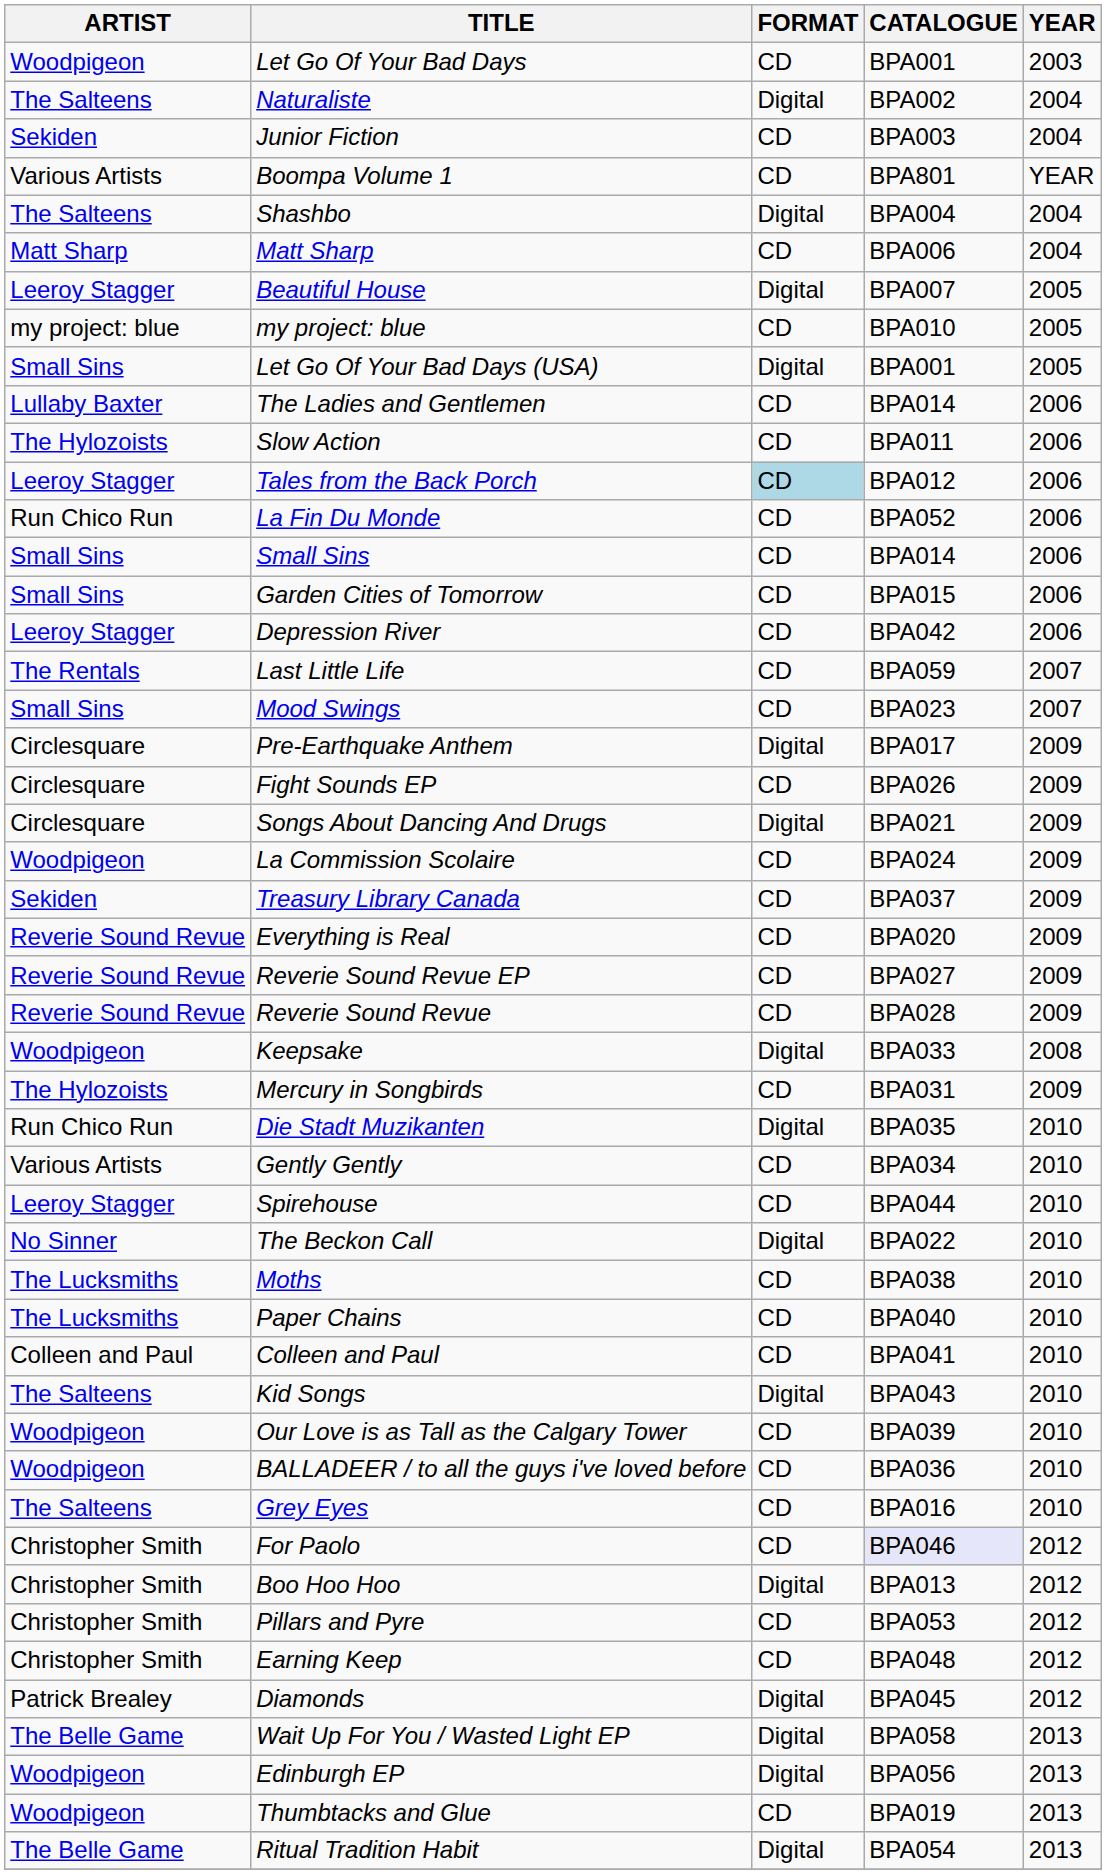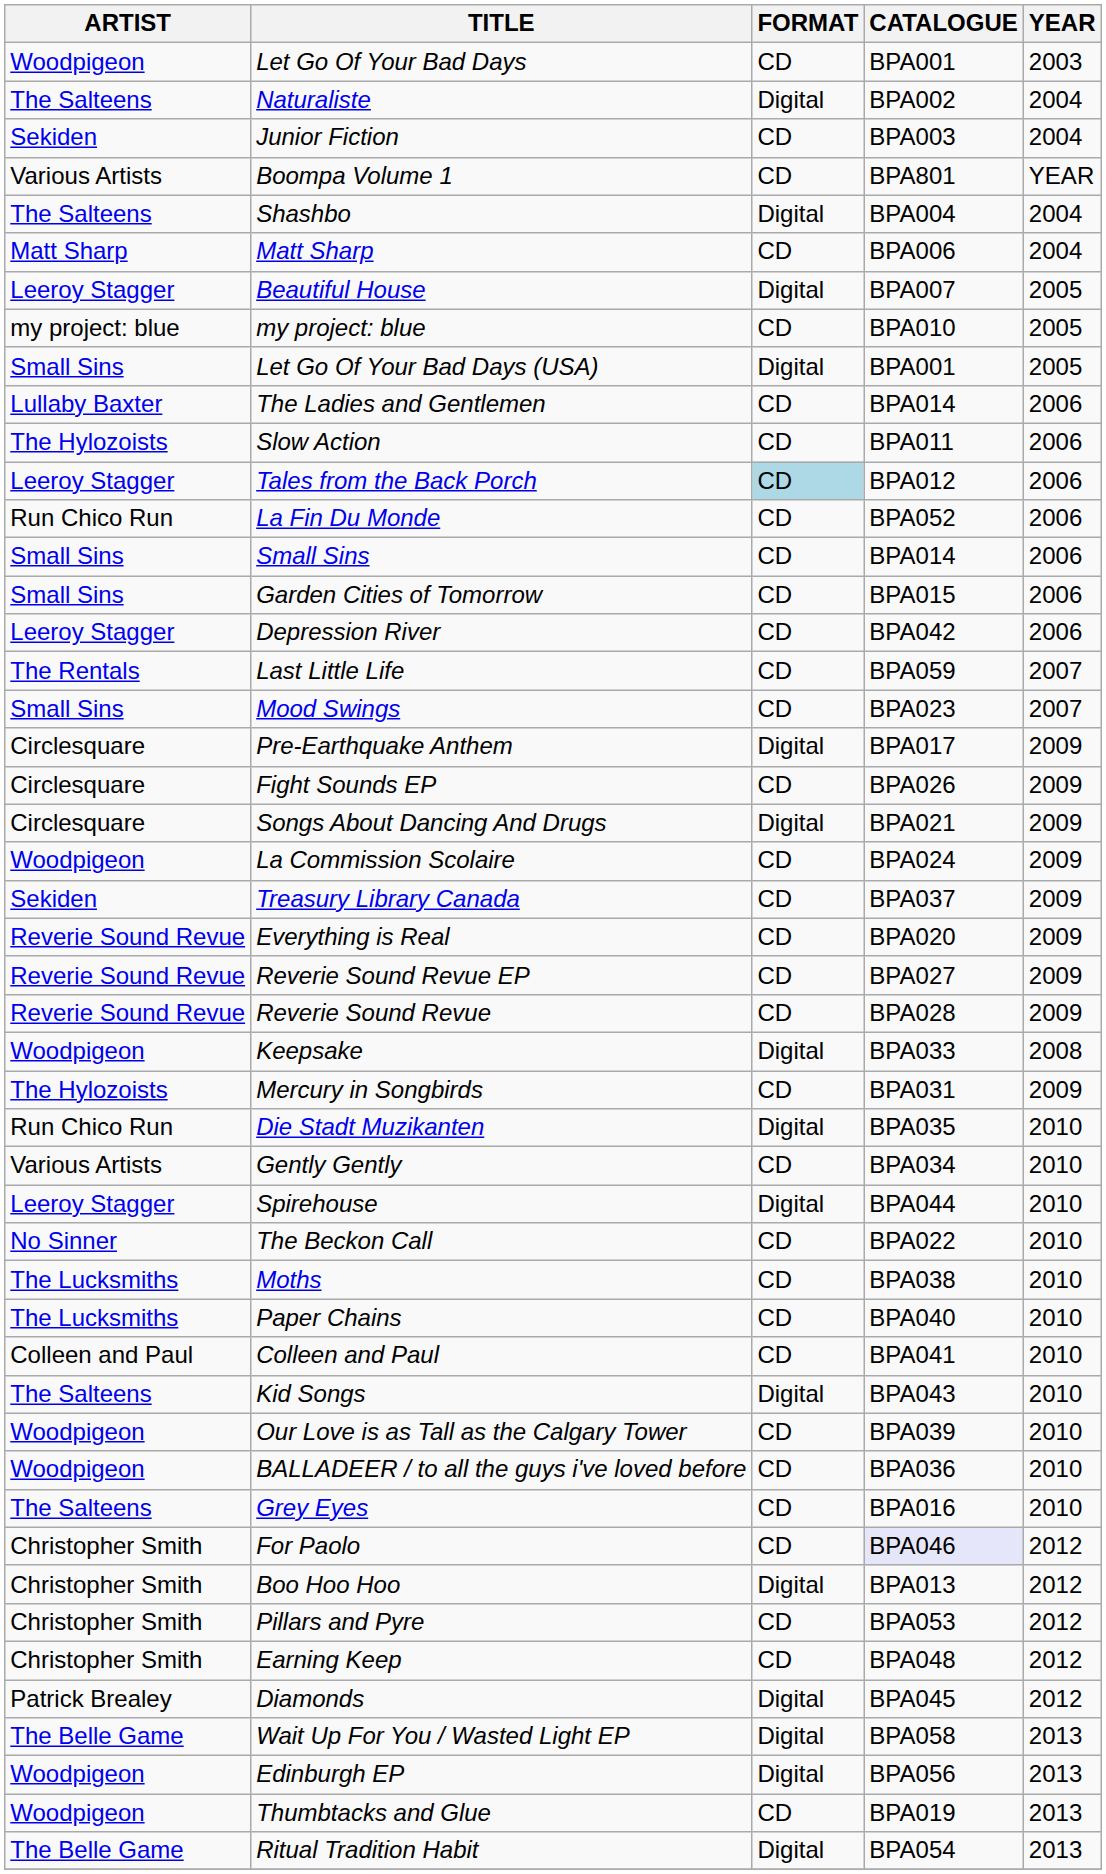(775, 1203) CD -> (791, 1203) Digital
(791, 1241) Digital -> (775, 1241) CD
